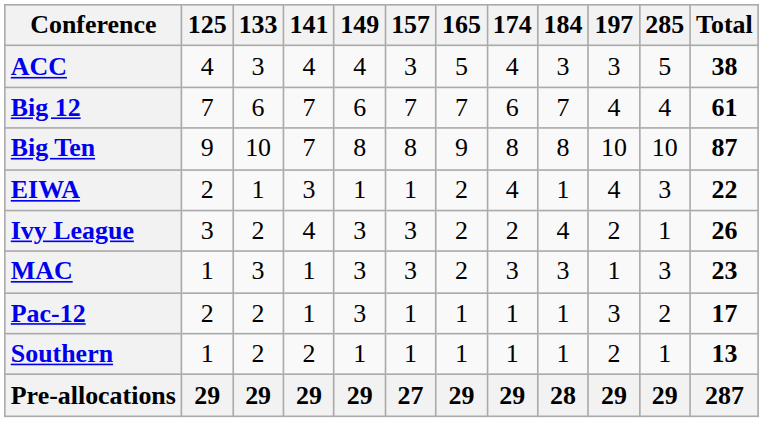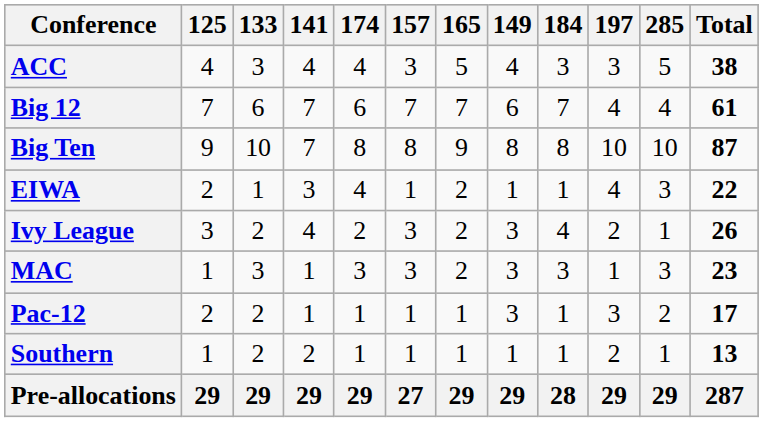columns swapped: (360, 25) <-> (512, 25)
